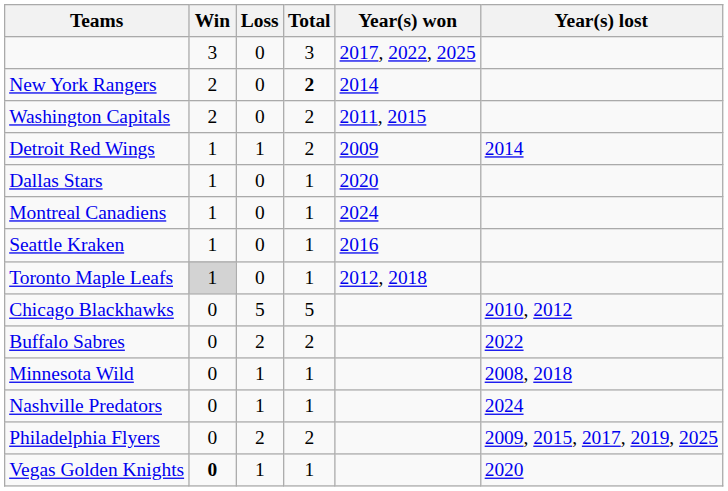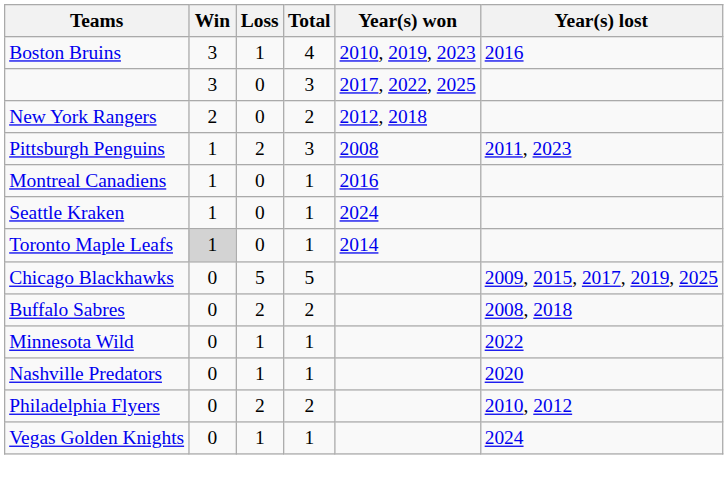+ row: (65, 52)
(309, 84) bold -> (309, 116) normal
(359, 84) 2014 -> (383, 116) 2012, 2018
- row: (90, 116)
+ row: (87, 149)
- row: (82, 149)
- row: (56, 181)
(359, 213) 2024 -> (359, 181) 2016
(359, 245) 2016 -> (359, 213) 2024
(383, 277) 2012, 2018 -> (359, 245) 2014
(528, 309) 2010, 2012 -> (601, 277) 2009, 2015, 2017, 2019, 2025
(504, 341) 2022 -> (528, 309) 2008, 2018
(528, 373) 2008, 2018 -> (504, 341) 2022
(504, 405) 2024 -> (504, 373) 2020
(601, 437) 2009, 2015, 2017, 2019, 2025 -> (528, 405) 2010, 2012
(212, 469) bold -> (212, 437) normal
(504, 469) 2020 -> (504, 437) 2024
